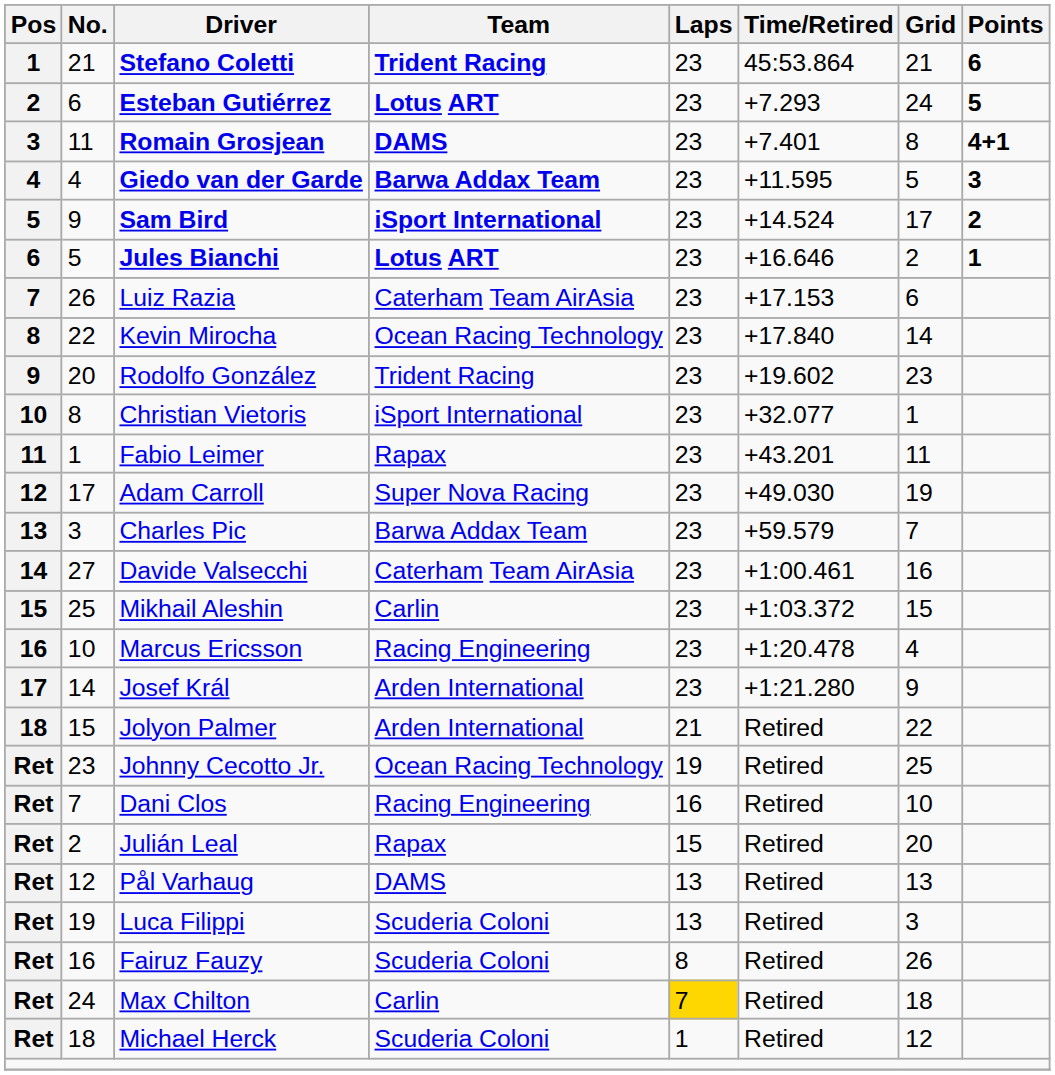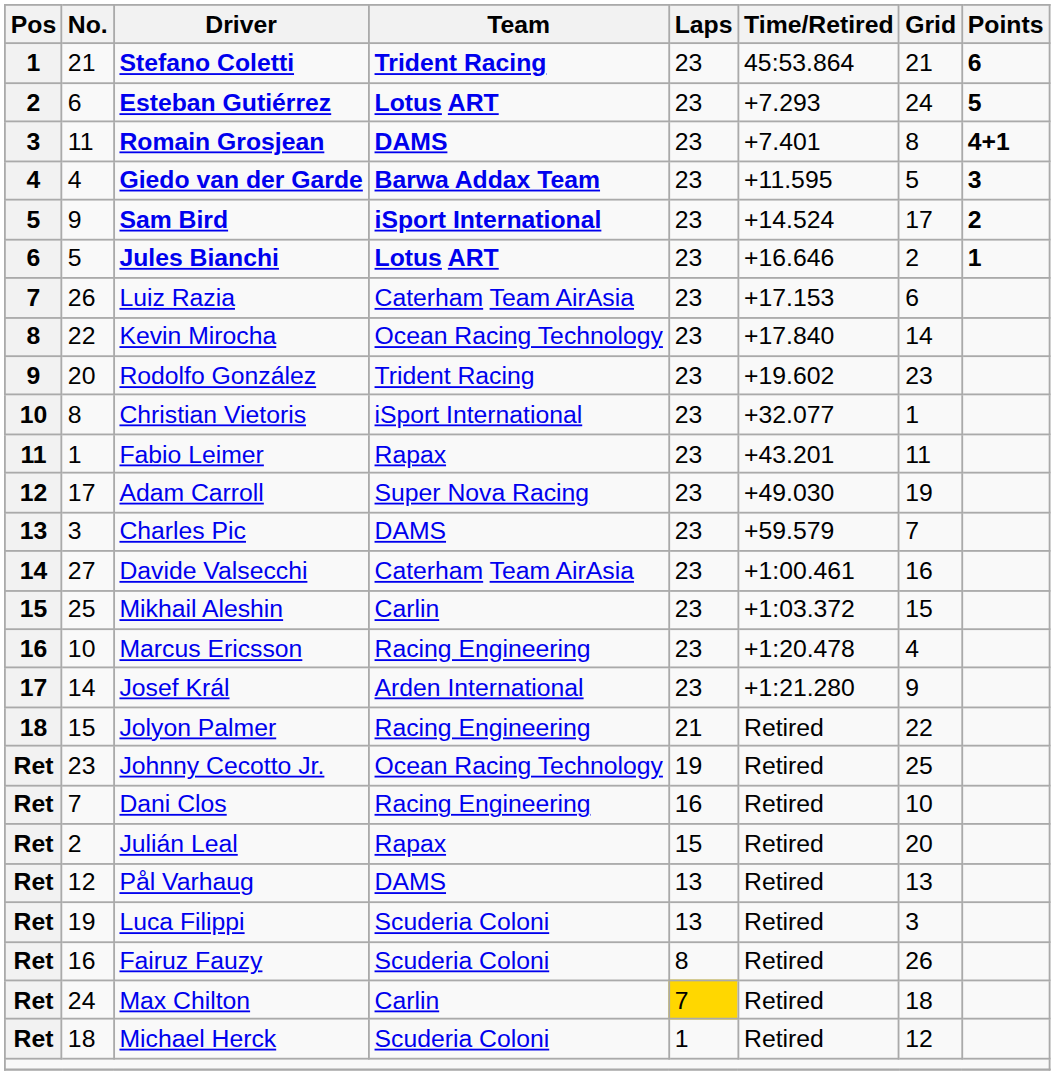(481, 531) Barwa Addax Team -> (410, 531) DAMS
(479, 726) Arden International -> (483, 726) Racing Engineering
